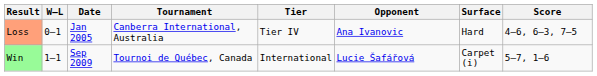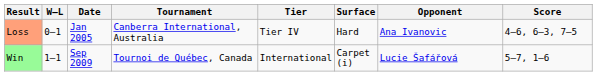columns swapped: (481, 12) <-> (397, 12)
